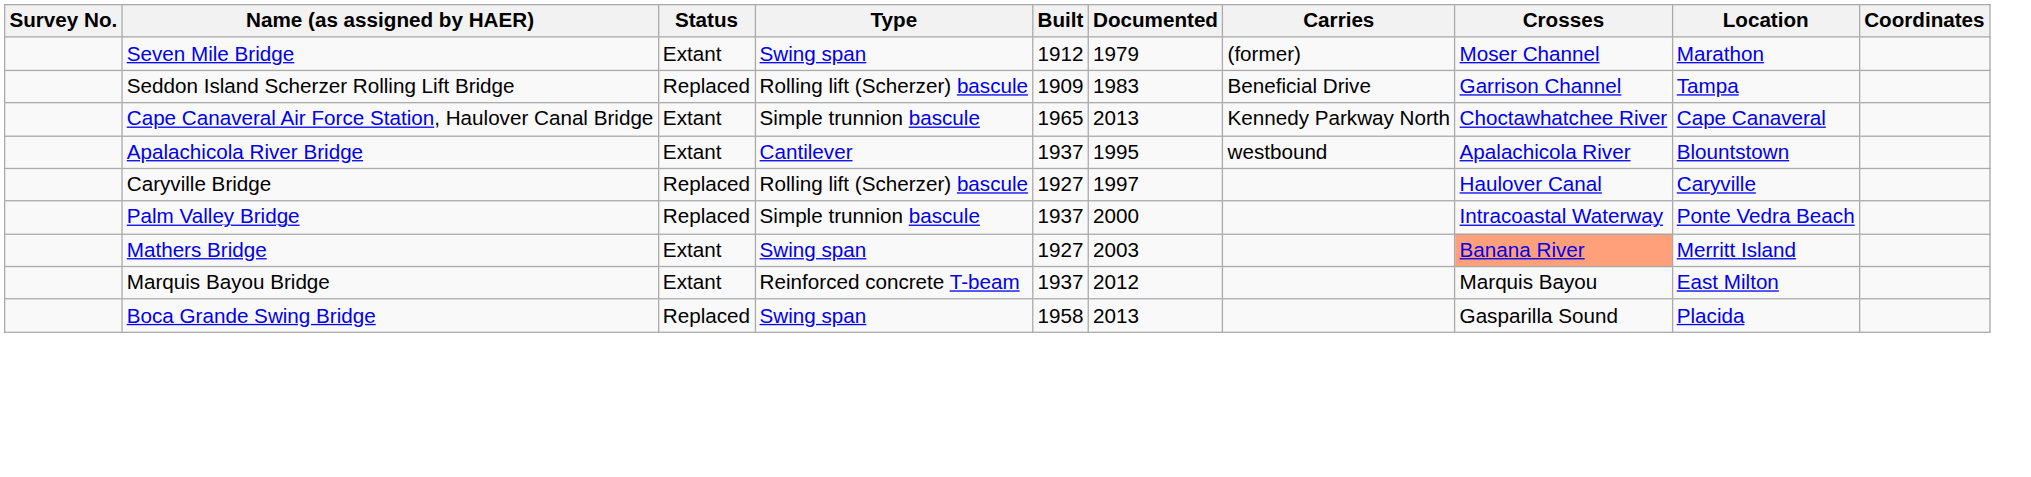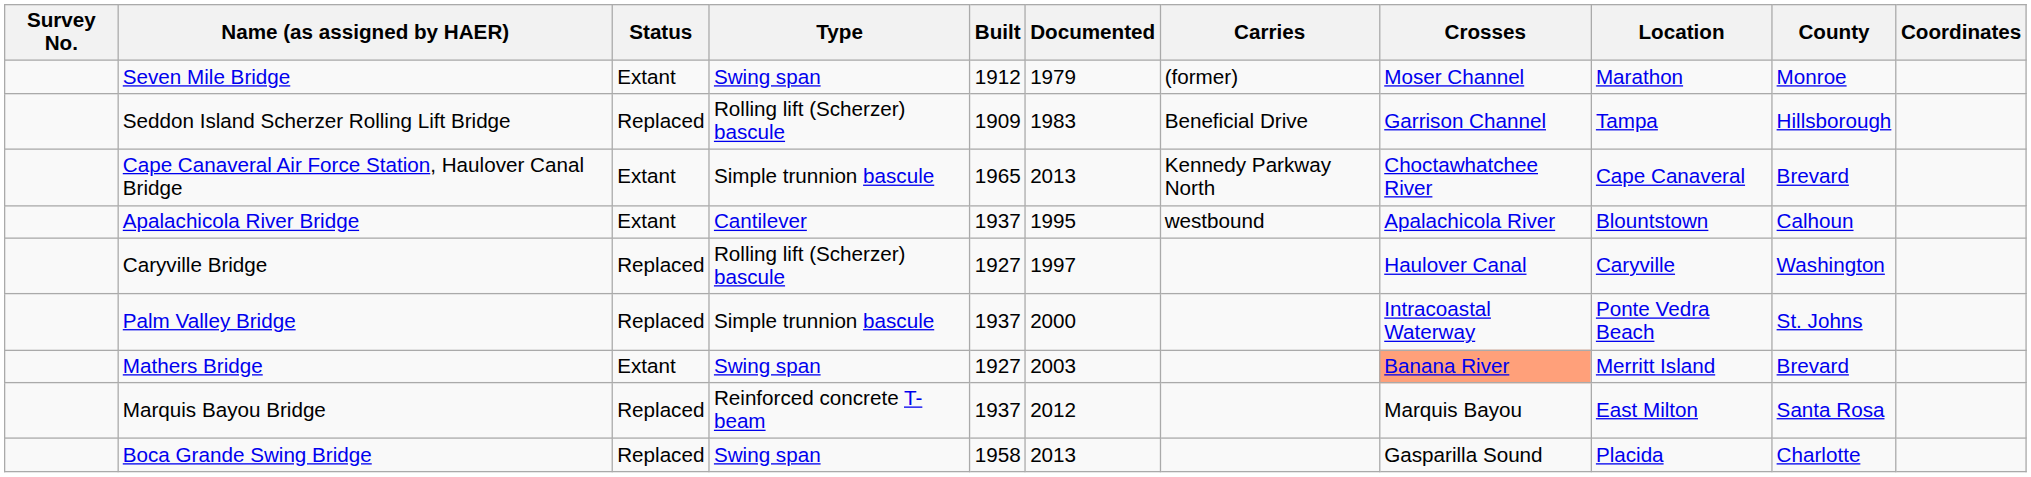+ column: (1834, 32)
(692, 282) Extant -> (661, 410) Replaced
